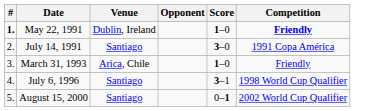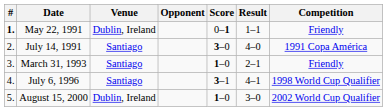+ column: (253, 13)
(222, 30) 1–0 -> (222, 30) 0–1
(293, 30) bold -> (326, 30) normal
(124, 64) Arica, Chile -> (124, 64) Santiago
(124, 98) Santiago -> (124, 98) Dublin, Ireland
(222, 98) 0–1 -> (222, 98) 1–0
